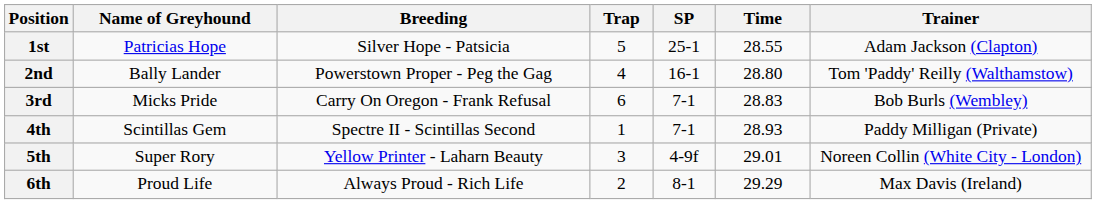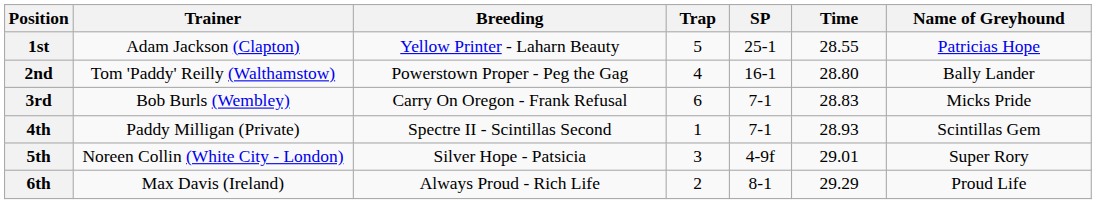columns swapped: (175, 18) <-> (951, 18)
(434, 45) Silver Hope - Patsicia -> (510, 45) Yellow Printer - Laharn Beauty
(434, 156) Yellow Printer - Laharn Beauty -> (510, 156) Silver Hope - Patsicia
